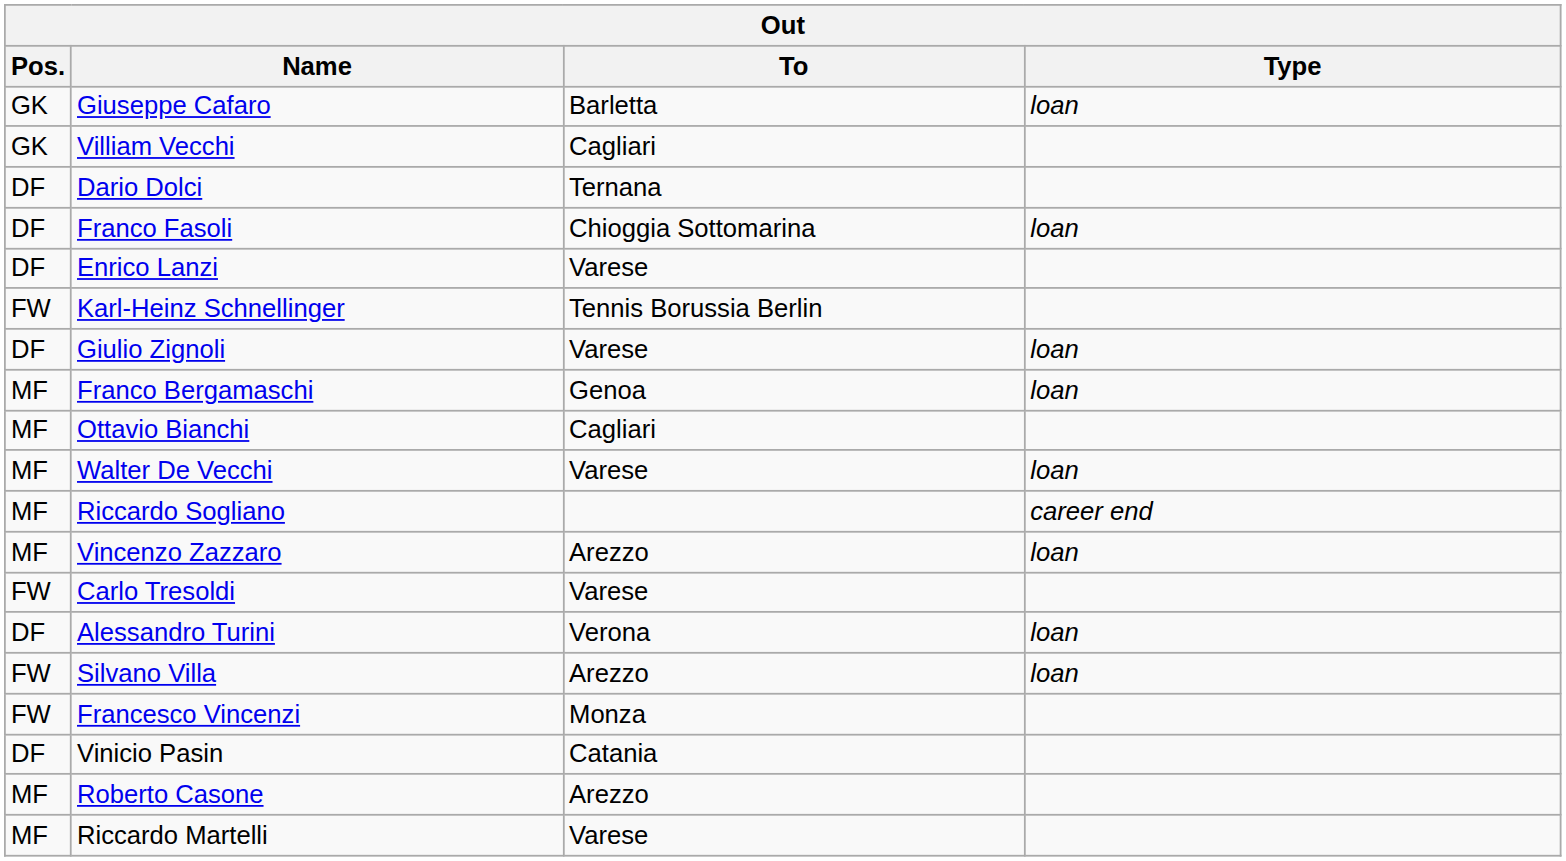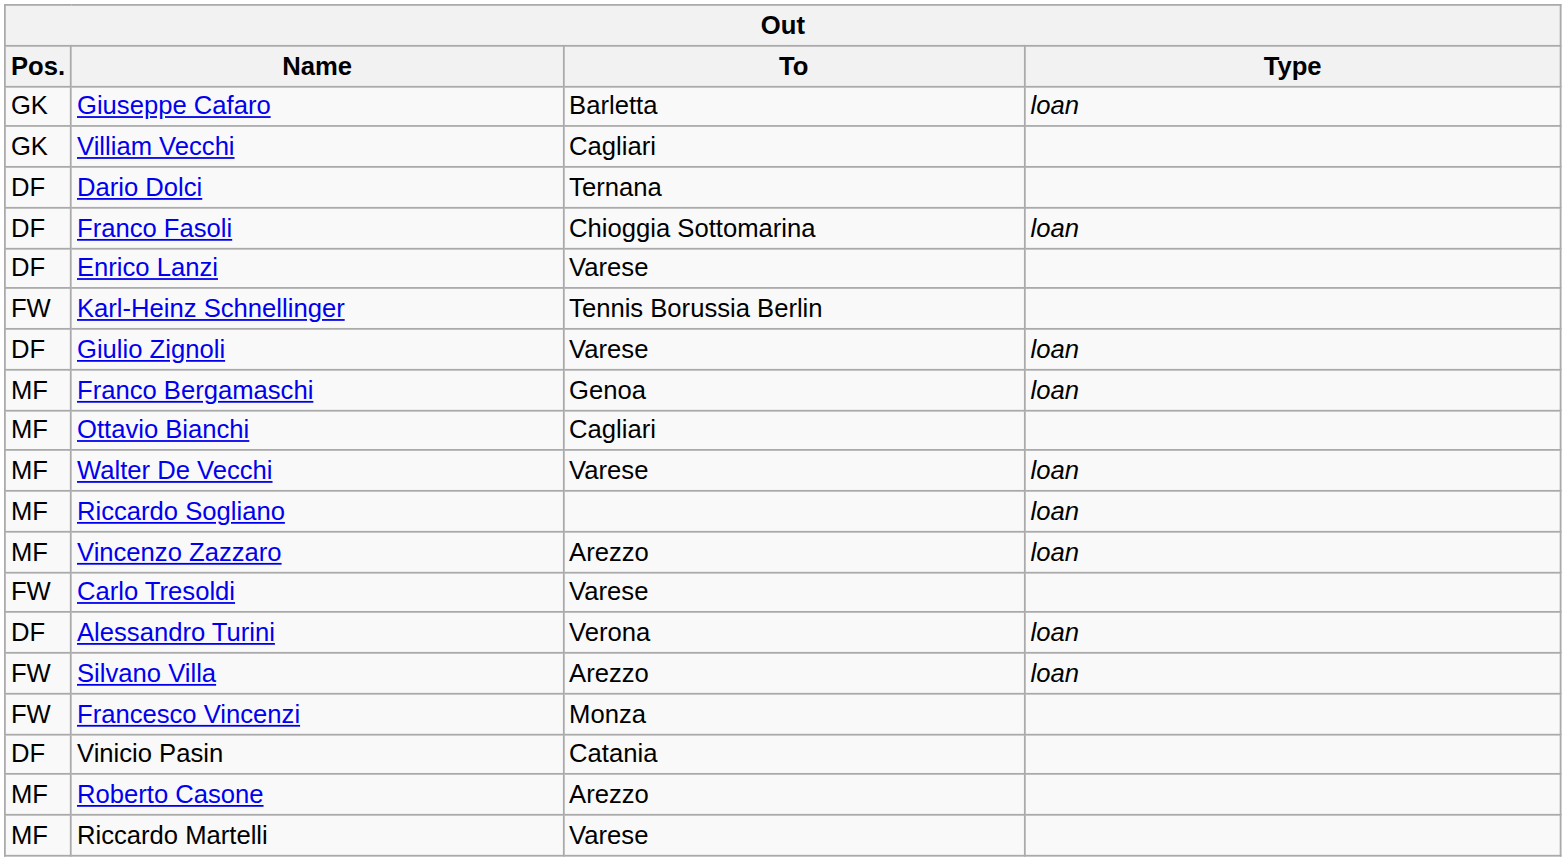(1092, 511) career end -> (1055, 511) loan
